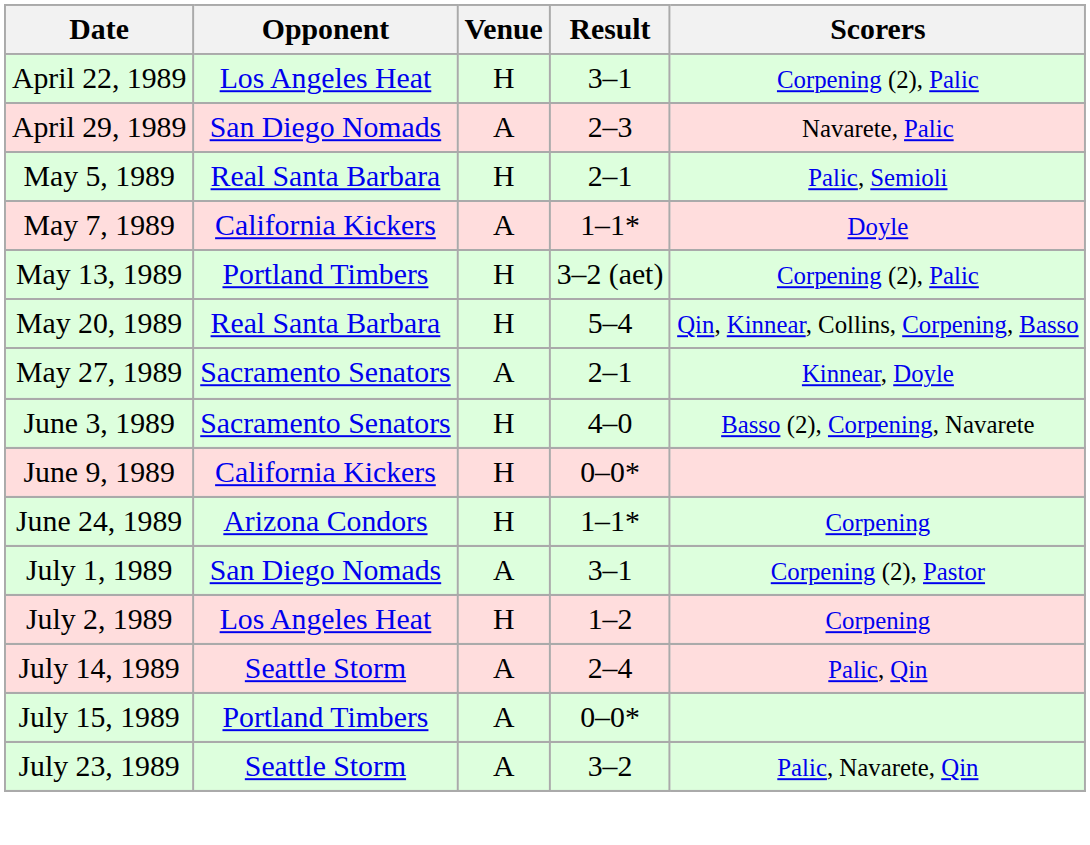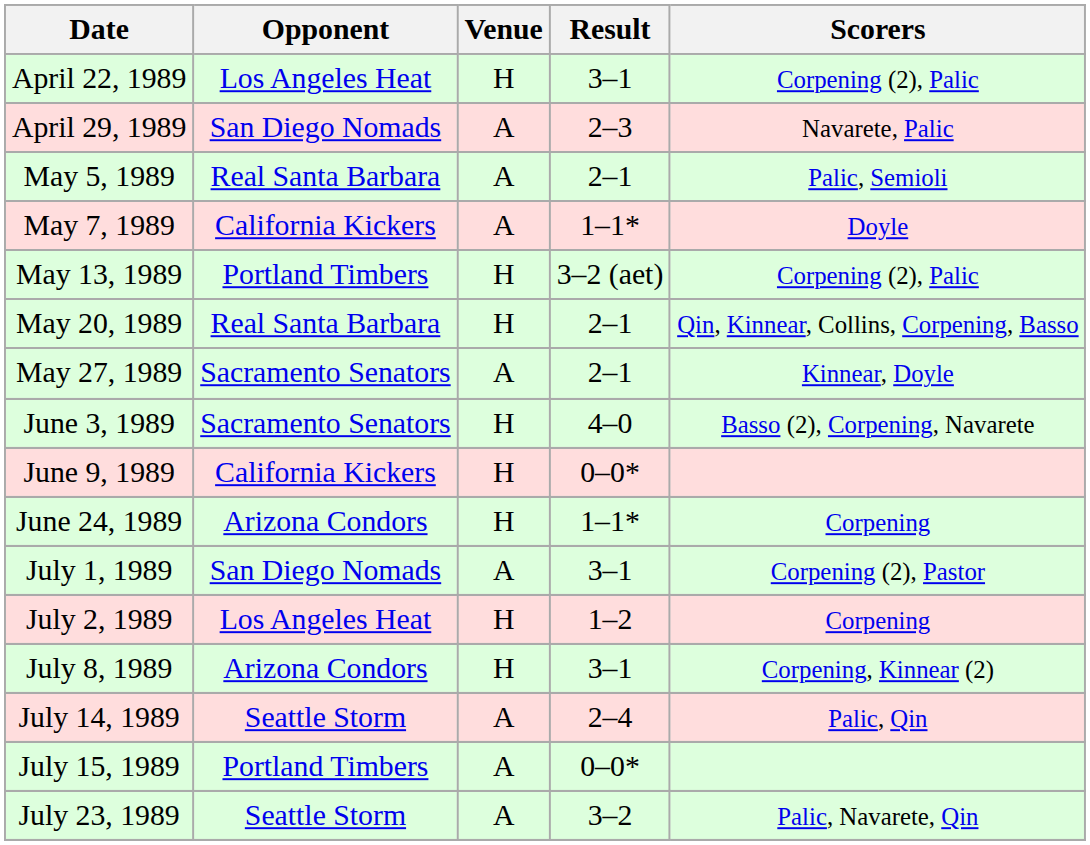(504, 176) H -> (504, 176) A
(610, 323) 5–4 -> (610, 323) 2–1
+ row: (99, 667)
